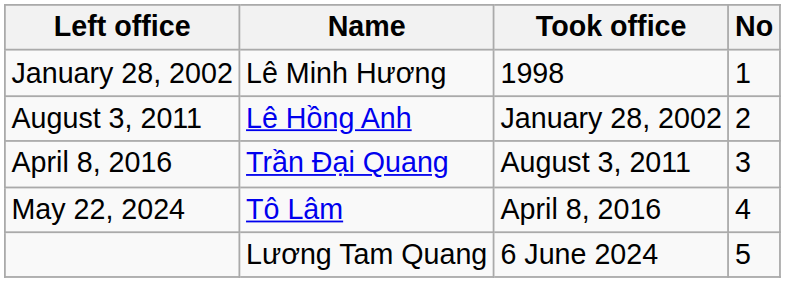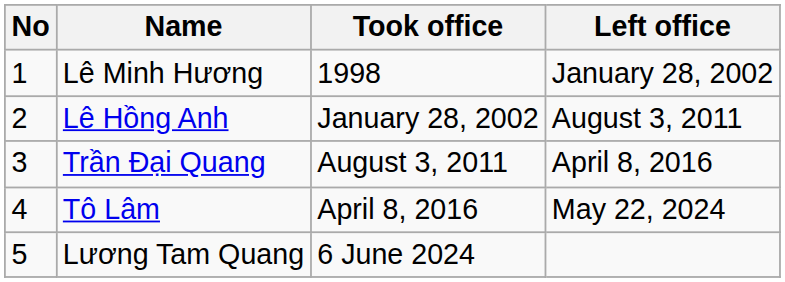columns swapped: (754, 27) <-> (122, 27)
